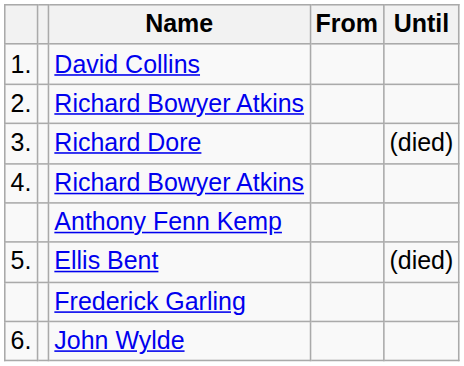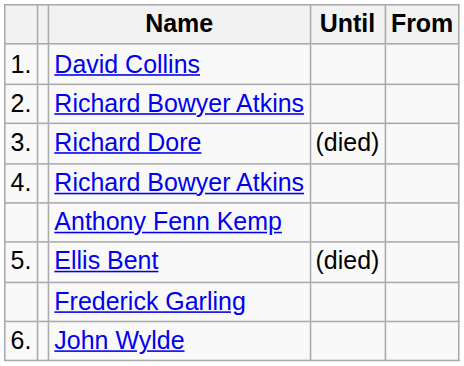columns swapped: (347, 24) <-> (421, 24)
